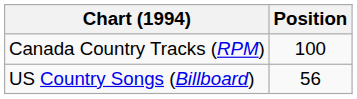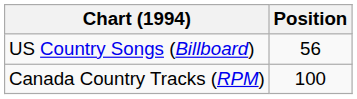rows swapped: (137, 49) <-> (132, 78)
